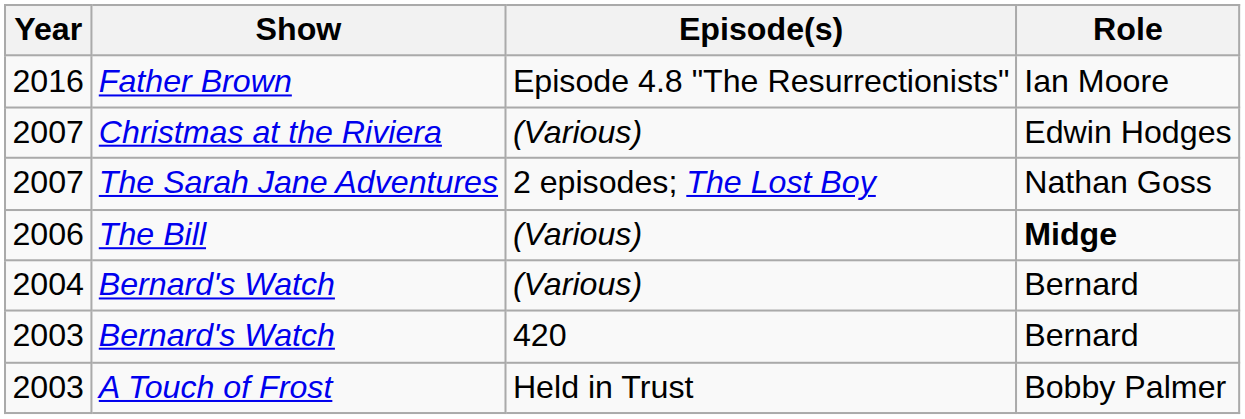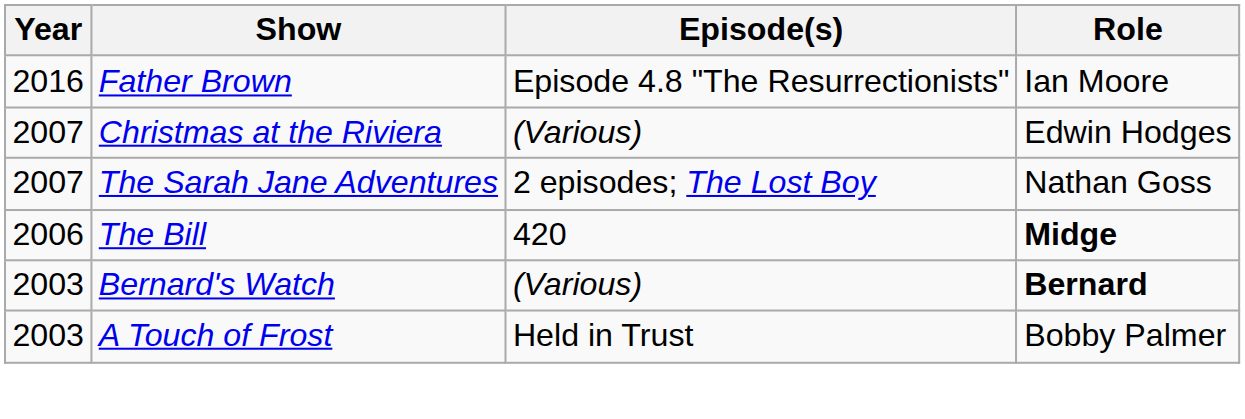(578, 234) (Various) -> (540, 234) 420
- row: (48, 285)
(540, 336) 420 -> (578, 285) (Various)
(1081, 336) normal -> (1086, 285) bold
